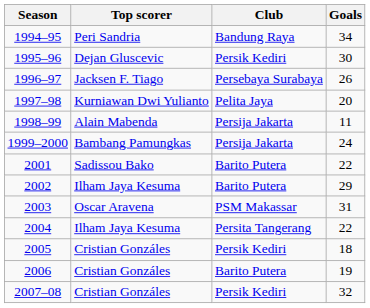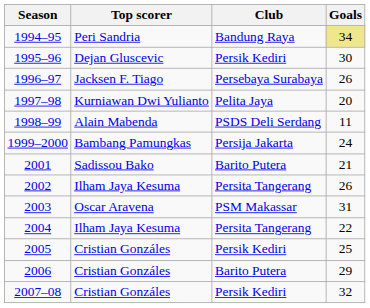(345, 36) no background -> (345, 36) khaki background
(254, 121) Persija Jakarta -> (268, 121) PSDS Deli Serdang
(345, 164) 22 -> (345, 164) 21
(251, 185) Barito Putera -> (263, 185) Persita Tangerang
(345, 185) 29 -> (345, 185) 26
(345, 249) 18 -> (345, 249) 25
(345, 270) 19 -> (345, 270) 29
